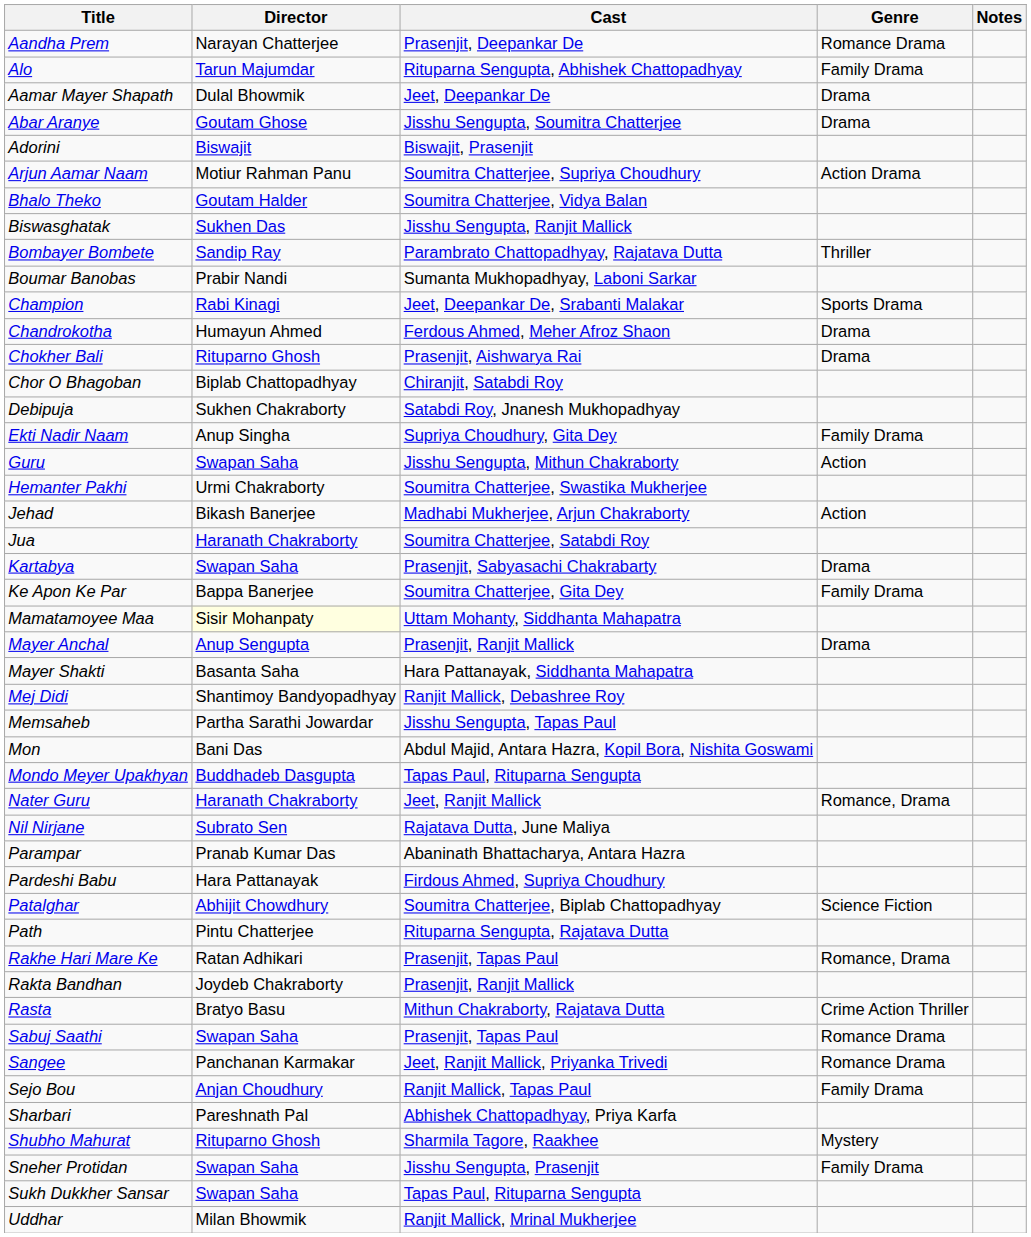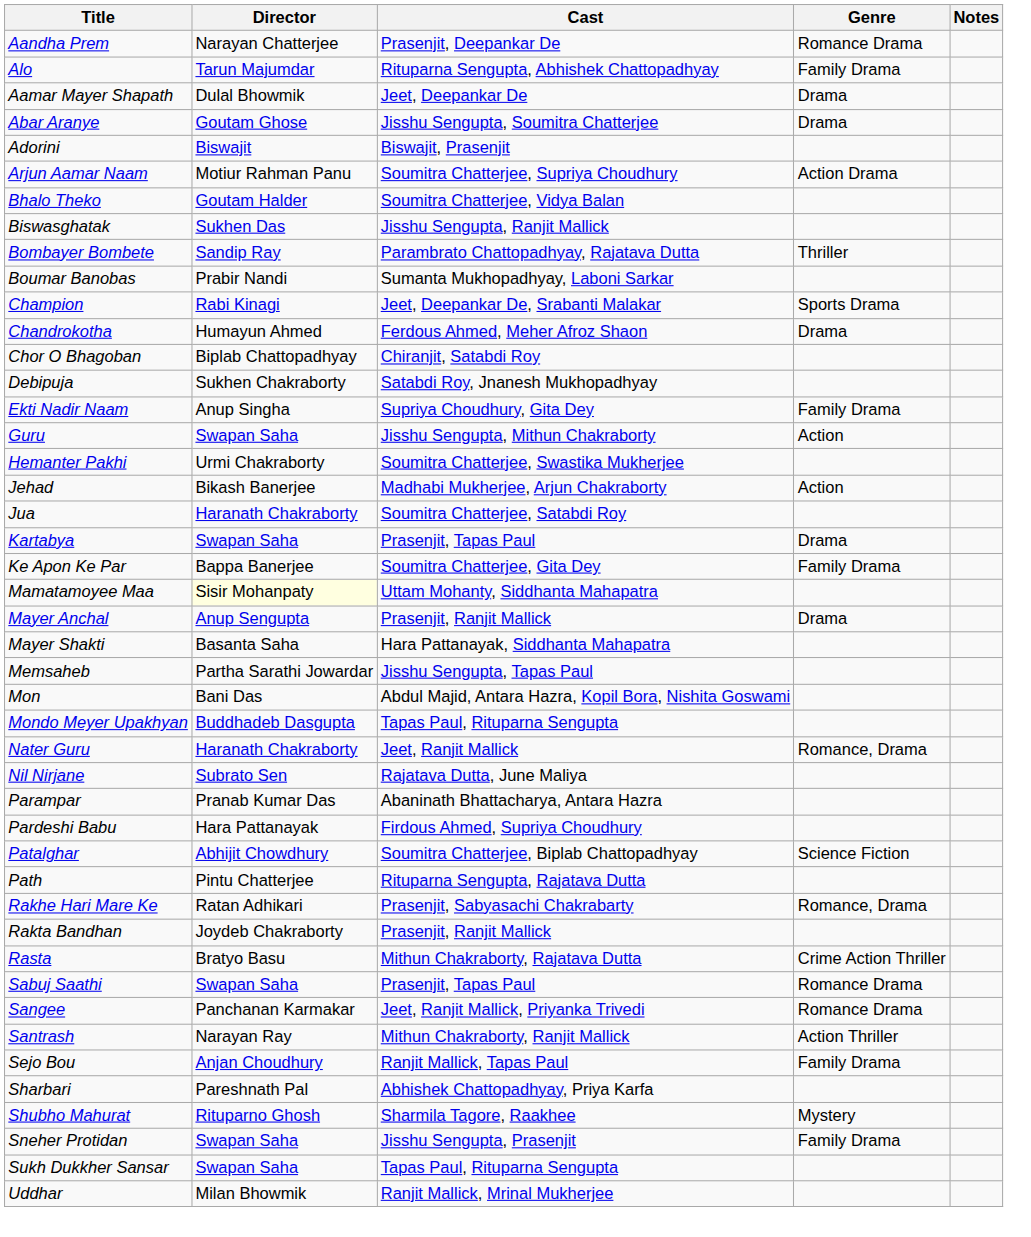- row: (55, 357)
(530, 566) Prasenjit, Sabyasachi Chakrabarty -> (458, 540) Prasenjit, Tapas Paul
- row: (38, 697)
(481, 958) Prasenjit, Tapas Paul -> (507, 906) Prasenjit, Sabyasachi Chakrabarty
+ row: (41, 1036)
